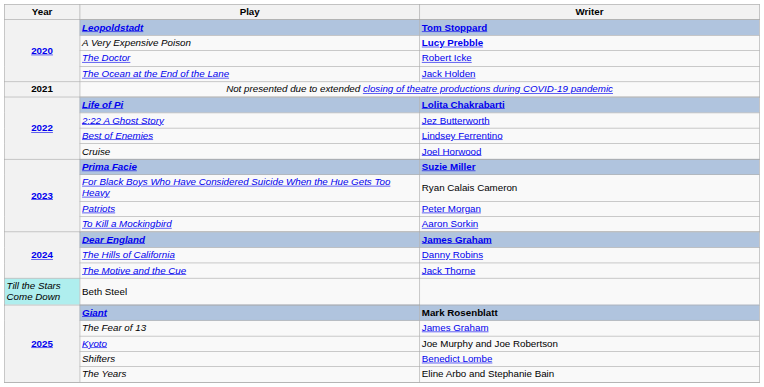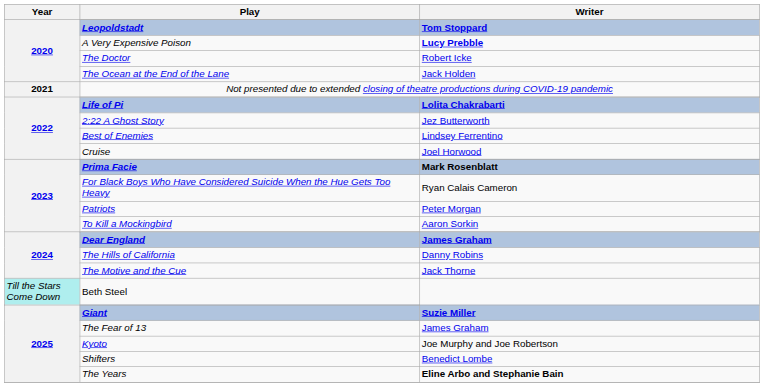(449, 167) Suzie Miller -> (460, 167) Mark Rosenblatt
(460, 312) Mark Rosenblatt -> (449, 312) Suzie Miller
(488, 374) normal -> (493, 374) bold
